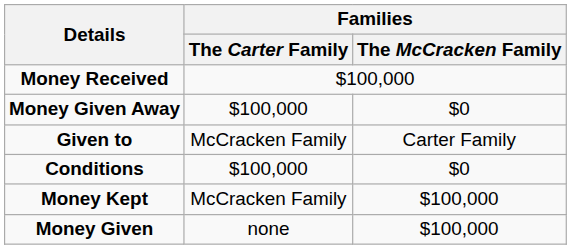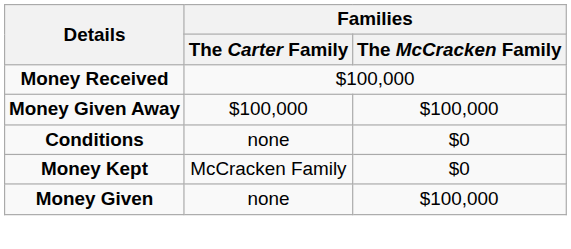(459, 109) $0 -> (459, 109) $100,000
- row: (94, 139)
(268, 169) $100,000 -> (268, 139) none
(459, 199) $100,000 -> (459, 169) $0
